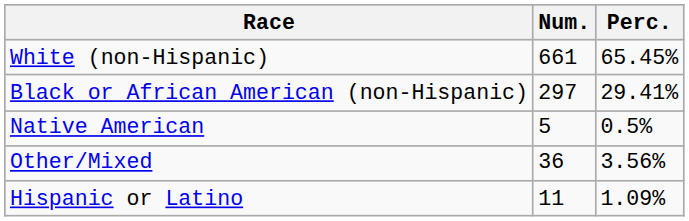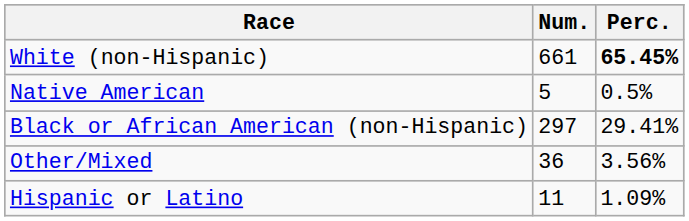(639, 58) normal -> (639, 58) bold
rows swapped: (269, 93) <-> (107, 128)
